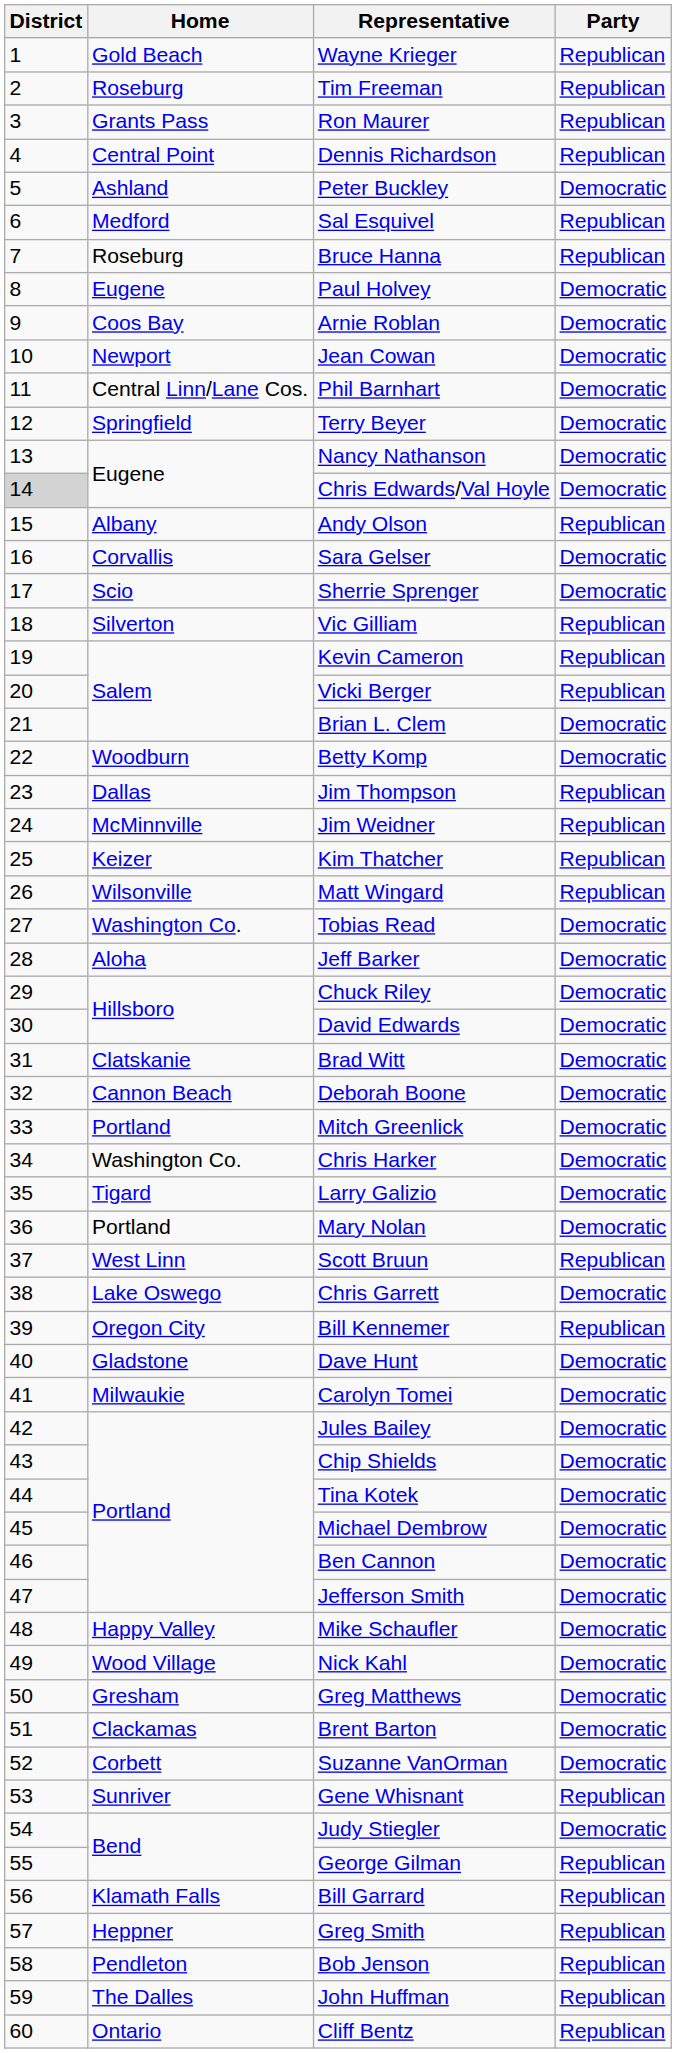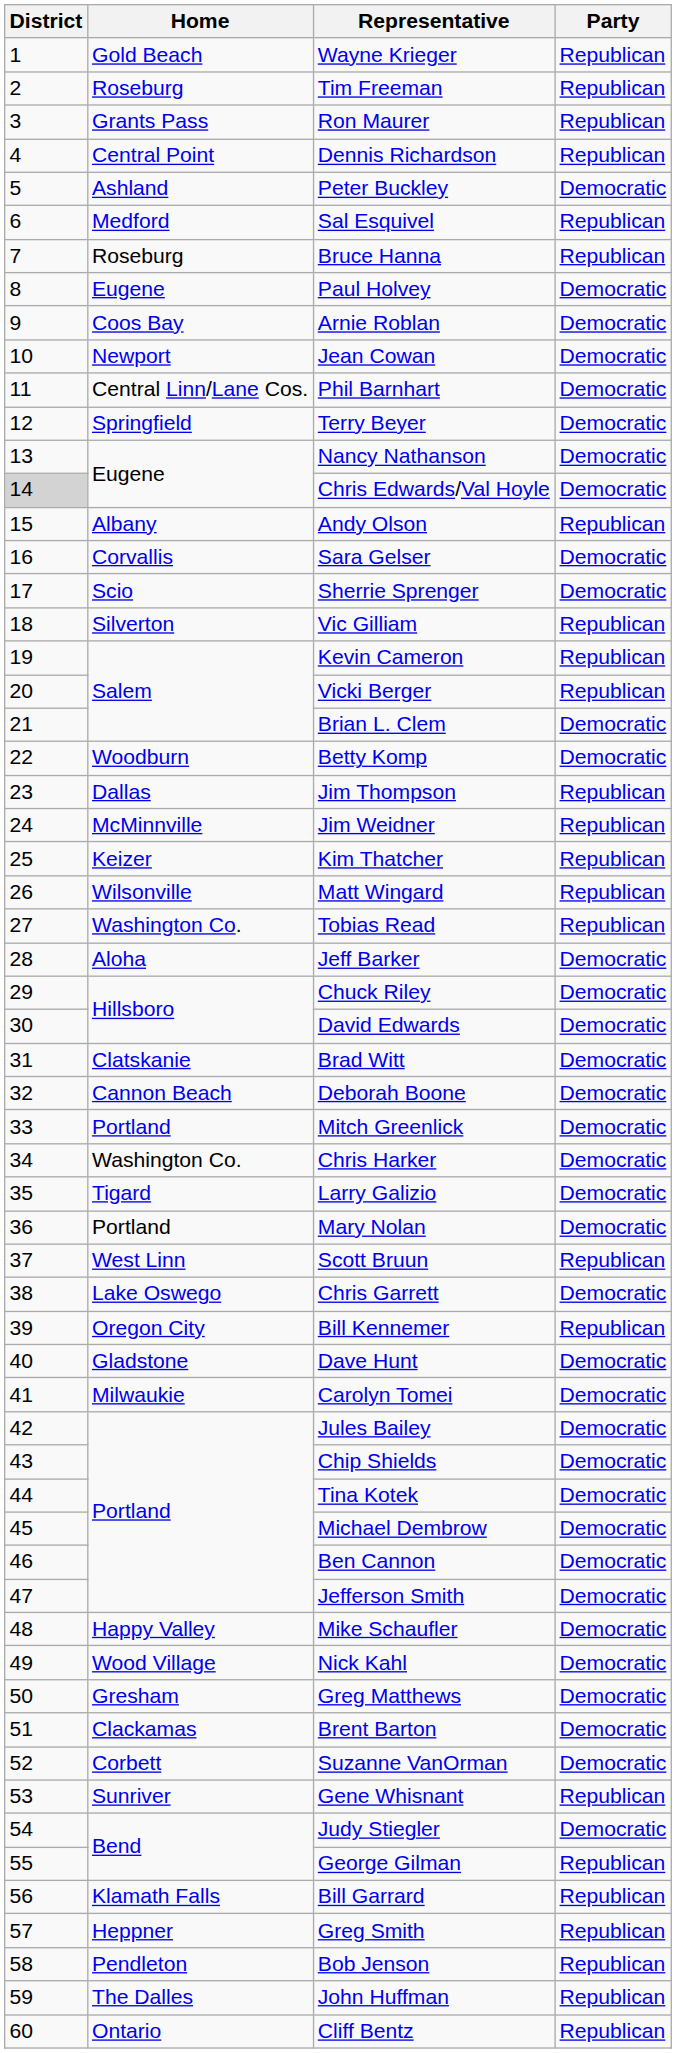(613, 925) Democratic -> (612, 925) Republican
